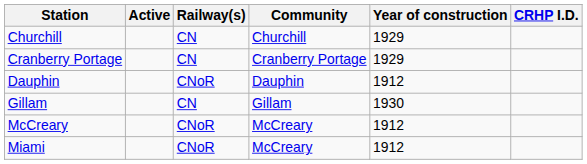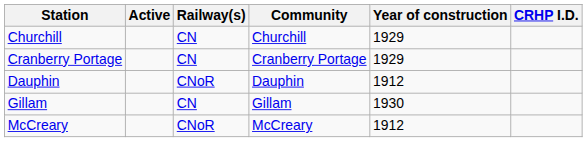- row: (26, 147)
